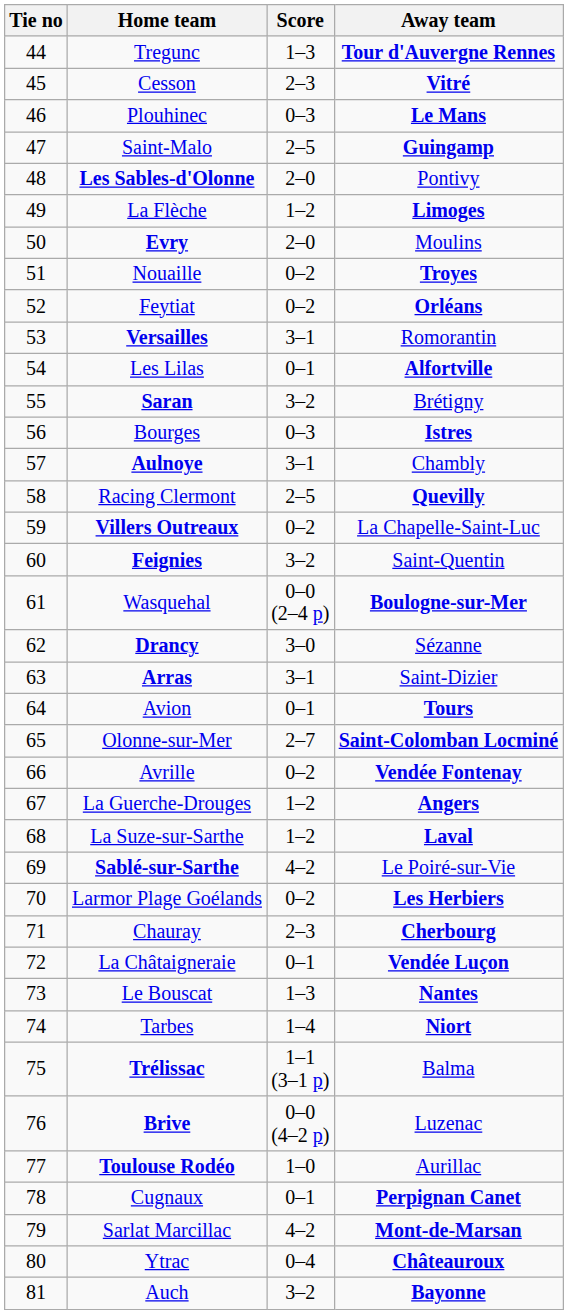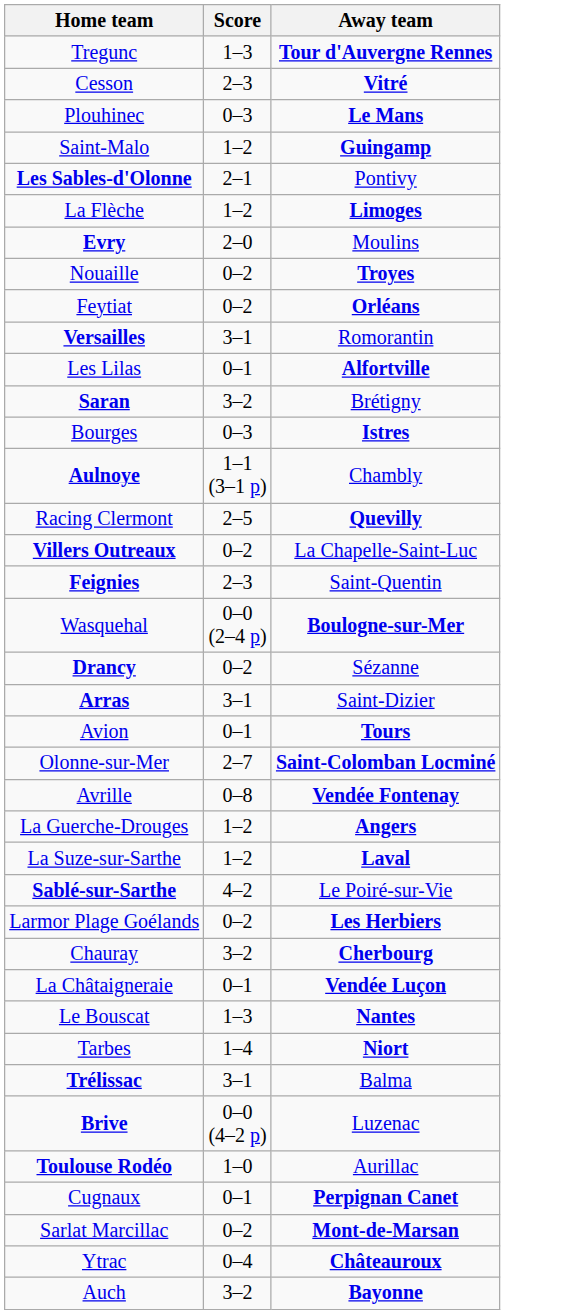- column: (36, 20)
(300, 147) 2–5 -> (238, 147) 1–2
(300, 178) 2–0 -> (238, 178) 2–1
(300, 464) 3–1 -> (238, 475) 1–1 (3–1 p)
(300, 559) 3–2 -> (238, 582) 2–3
(300, 645) 3–0 -> (238, 668) 0–2
(300, 772) 0–2 -> (238, 794) 0–8
(300, 930) 2–3 -> (238, 953) 3–2
(300, 1069) 1–1 (3–1 p) -> (238, 1080) 3–1
(300, 1229) 4–2 -> (238, 1229) 0–2
